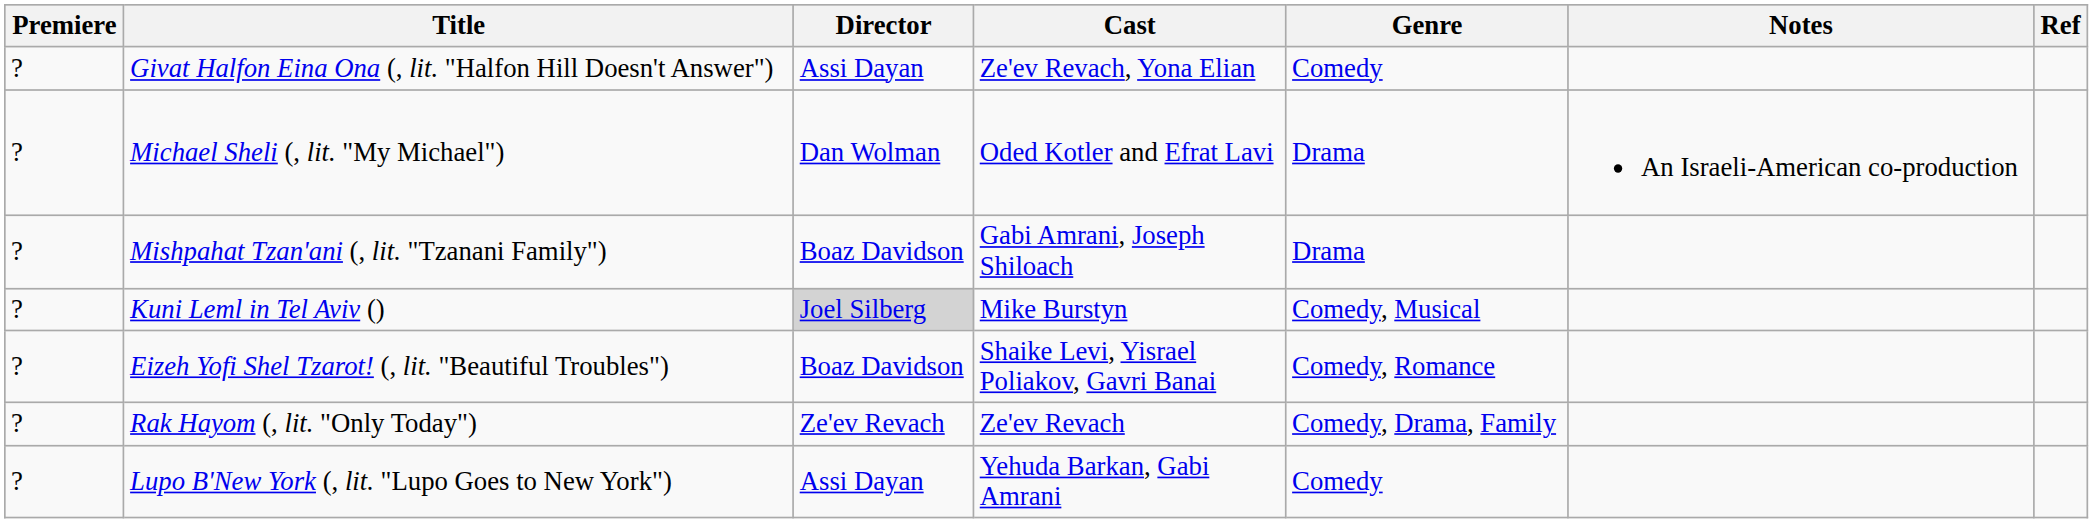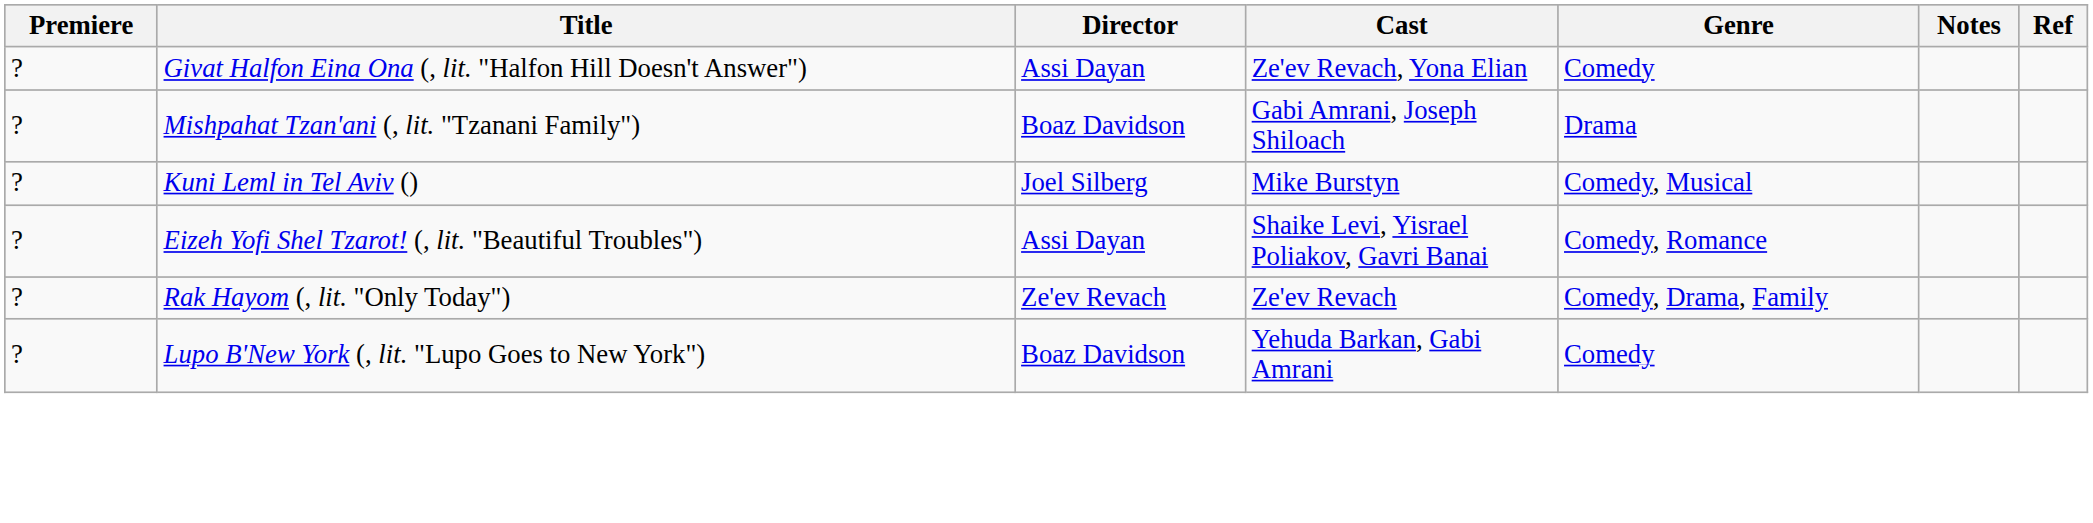- row: (317, 152)
(863, 308) lightgrey background -> (1084, 182) no background
(882, 366) Boaz Davidson -> (1083, 240) Assi Dayan
(862, 480) Assi Dayan -> (1103, 355) Boaz Davidson
